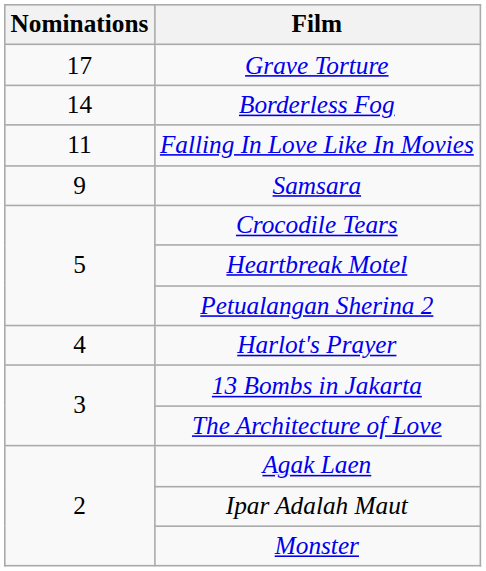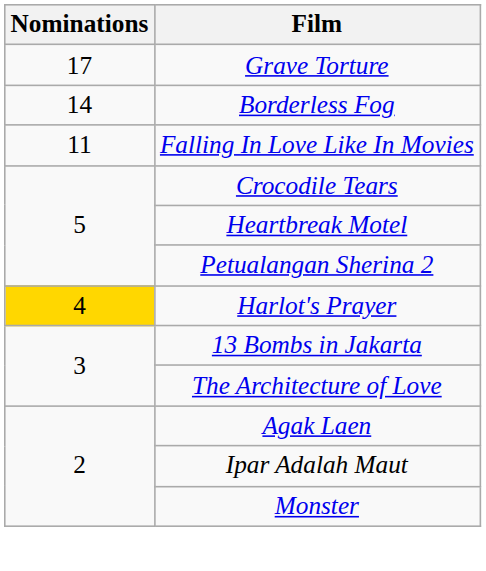- row: (317, 184)
(79, 345) no background -> (79, 305) gold background
